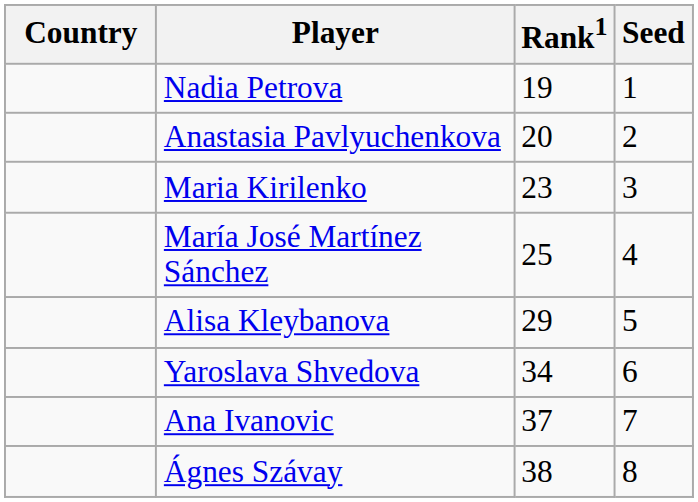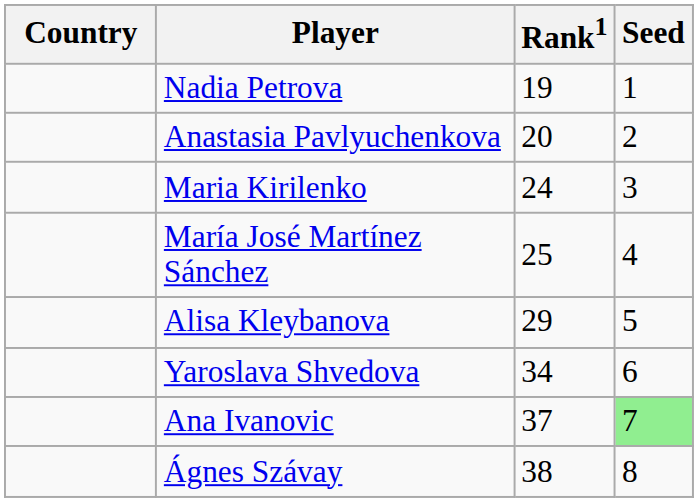(537, 187) 23 -> (537, 187) 24
(630, 421) no background -> (630, 421) lightgreen background
